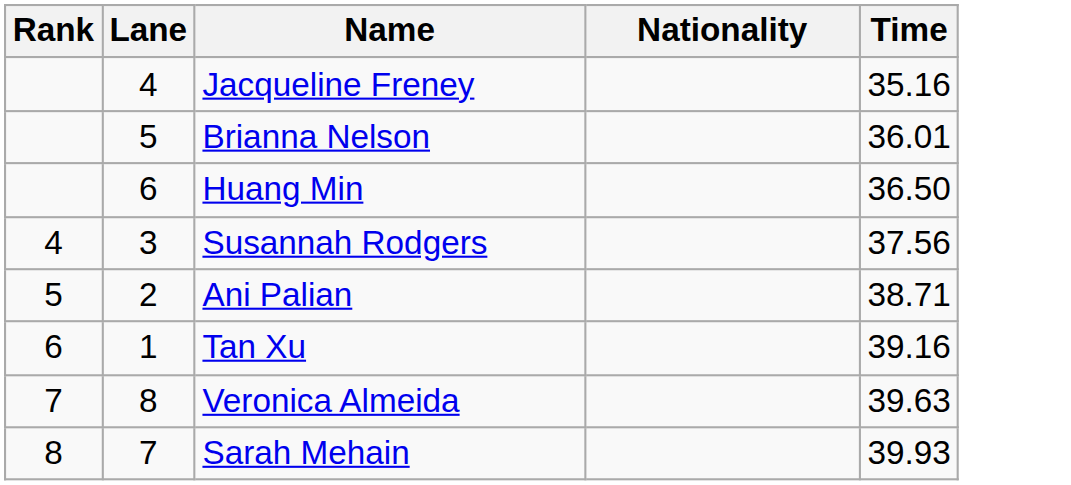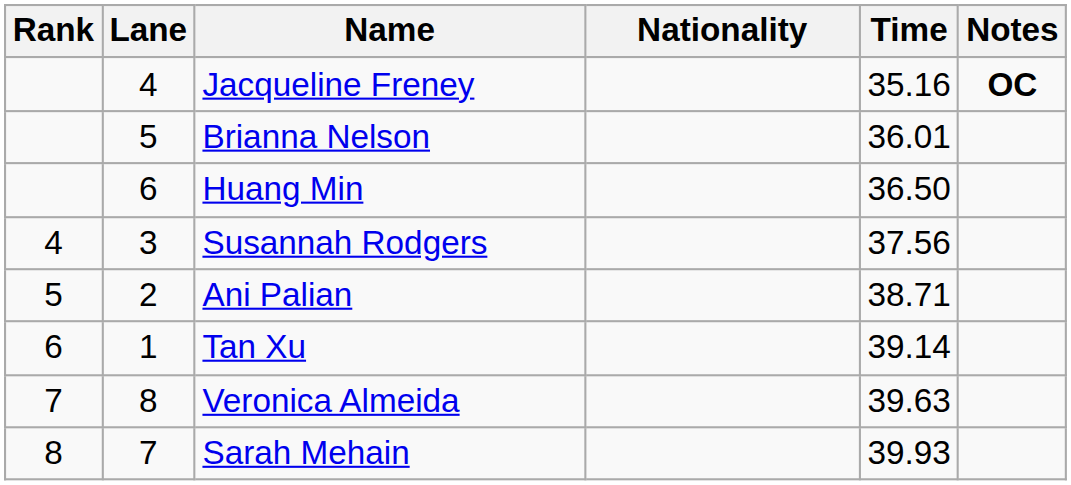+ column: (1012, 30)
(909, 347) 39.16 -> (909, 347) 39.14
